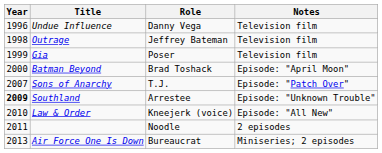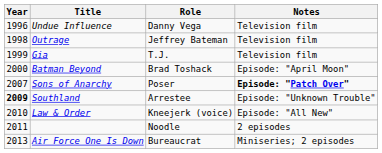(161, 55) Poser -> (159, 55) T.J.
(159, 84) T.J. -> (161, 84) Poser
(293, 84) normal -> (293, 84) bold
